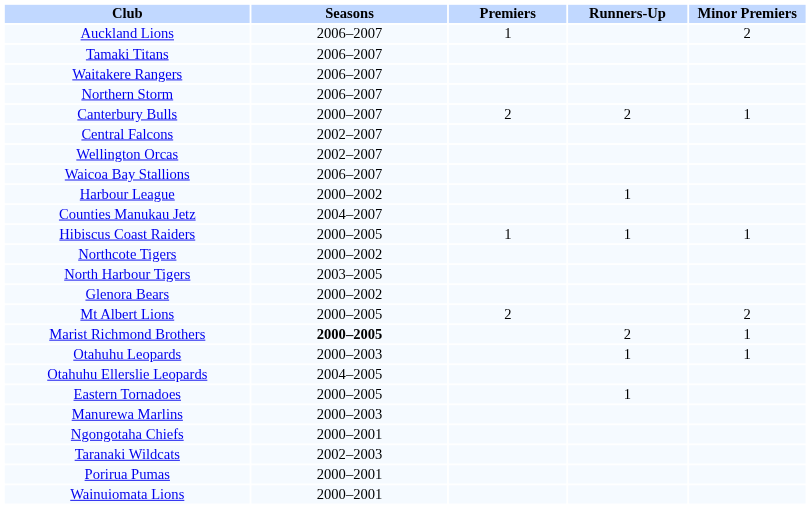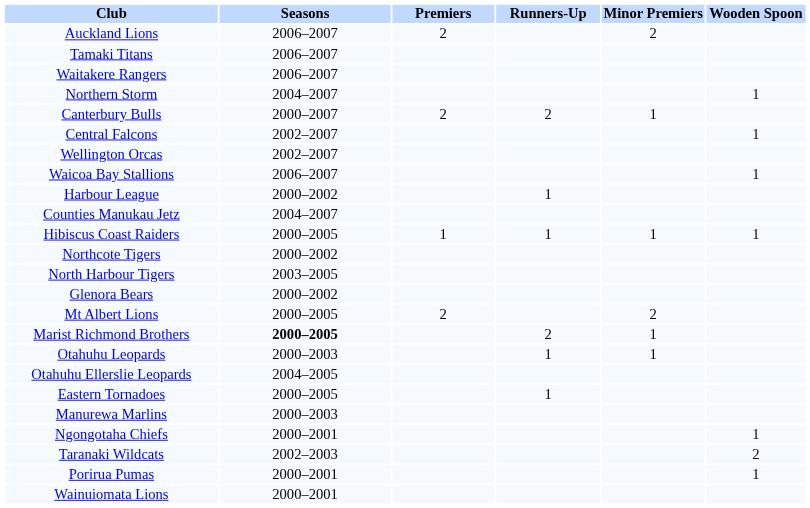+ column: (756, 13)
(508, 33) 1 -> (443, 33) 2
(350, 94) 2006–2007 -> (305, 94) 2004–2007
